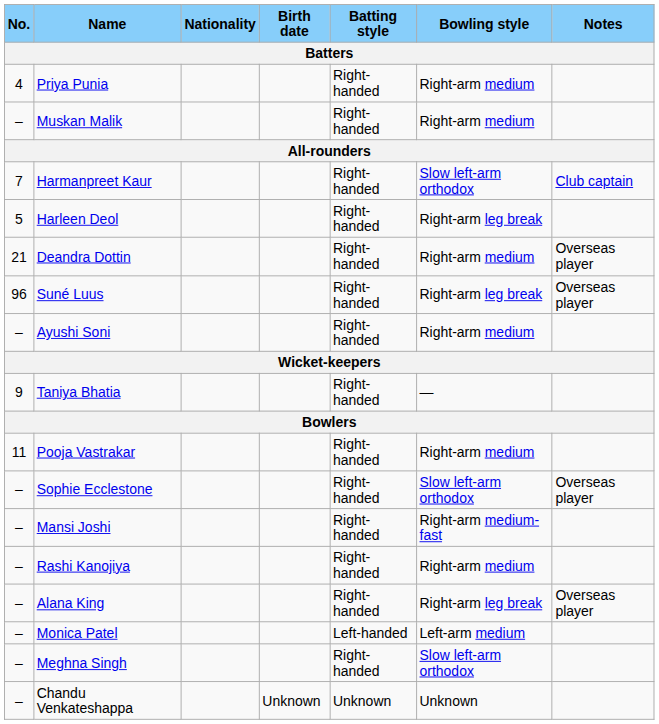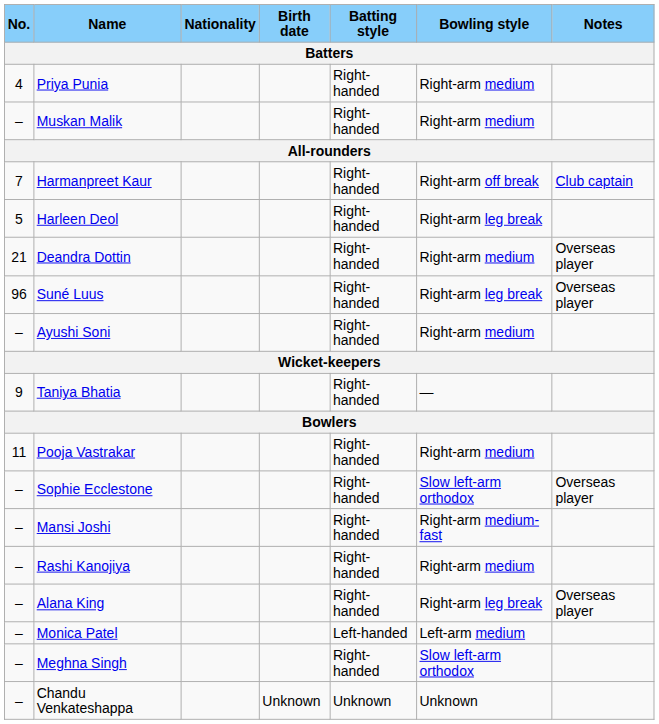(460, 181) Slow left-arm orthodox -> (479, 181) Right-arm off break
